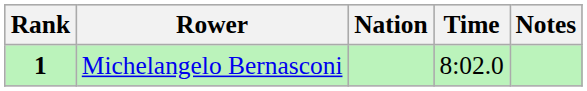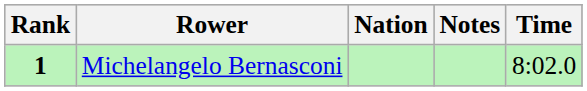columns swapped: (472, 24) <-> (546, 24)
